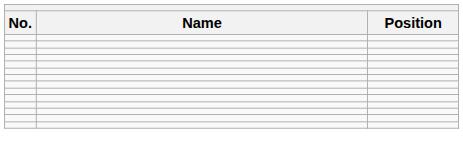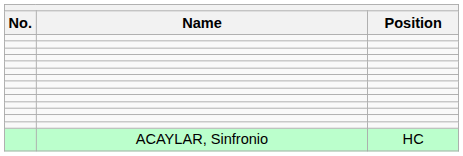+ row: (202, 139)
